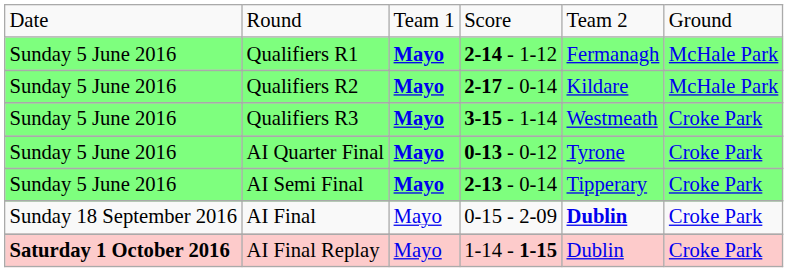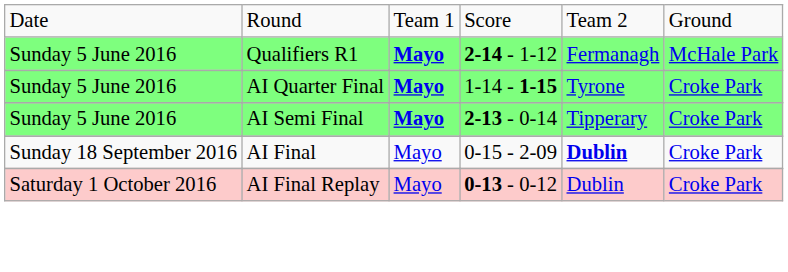- row: (302, 86)
- row: (302, 119)
(511, 151) 0-13 - 0-12 -> (511, 86) 1-14 - 1-15
(120, 250) bold -> (113, 184) normal
(511, 250) 1-14 - 1-15 -> (511, 184) 0-13 - 0-12
